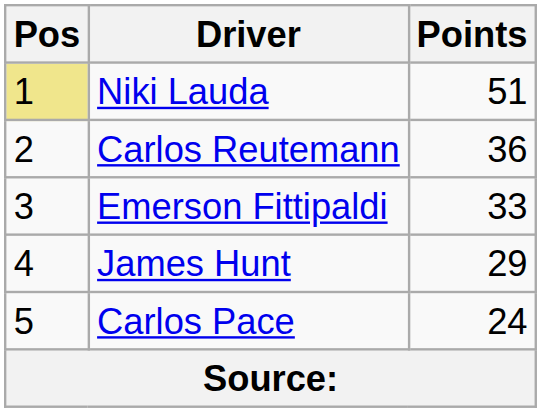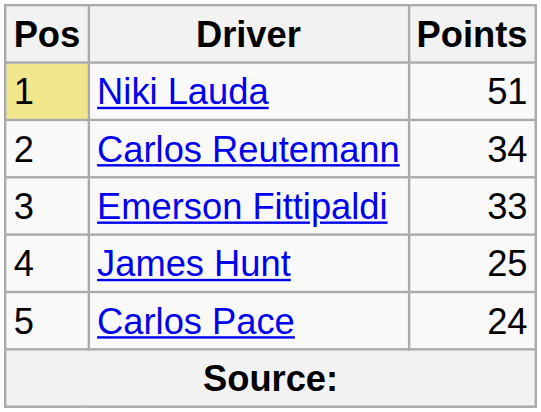(507, 149) 36 -> (507, 149) 34
(507, 264) 29 -> (507, 264) 25
